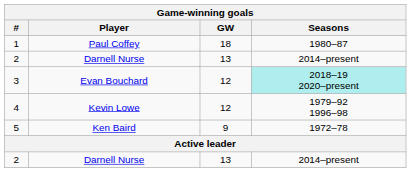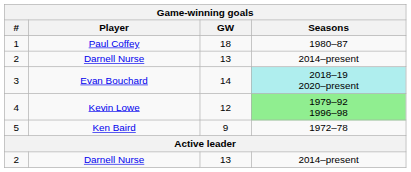(226, 80) 12 -> (226, 80) 14
(329, 107) no background -> (329, 107) lightgreen background
